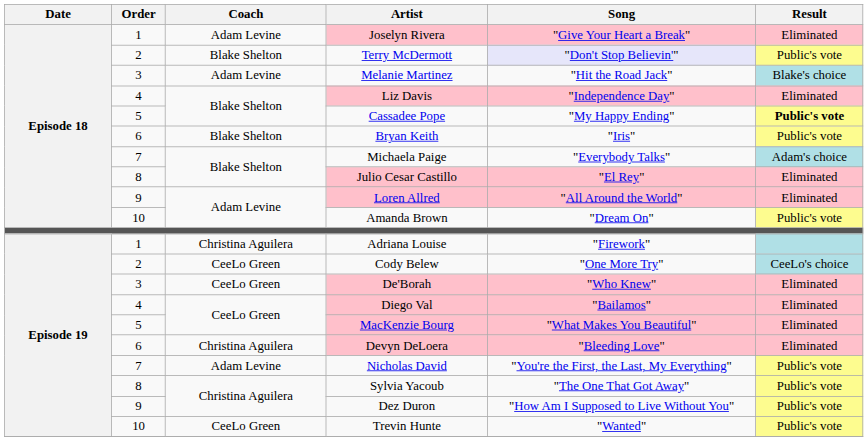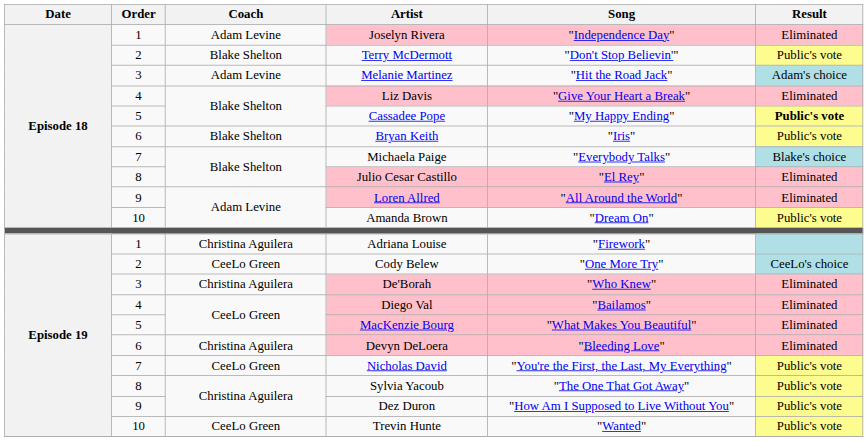(622, 34) "Give Your Heart a Break" -> (622, 34) "Independence Day"
(622, 55) lavender background -> (622, 55) no background
(809, 75) Blake's choice -> (809, 75) Adam's choice
(622, 95) "Independence Day" -> (622, 95) "Give Your Heart a Break"
(809, 156) Adam's choice -> (809, 156) Blake's choice
(246, 284) CeeLo Green -> (246, 284) Christina Aguilera
(246, 365) Adam Levine -> (246, 365) CeeLo Green
